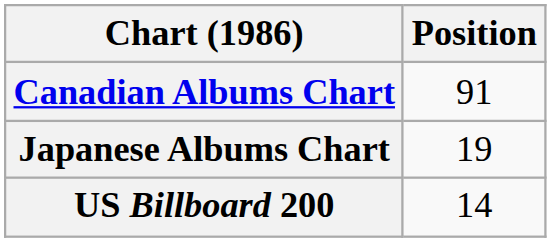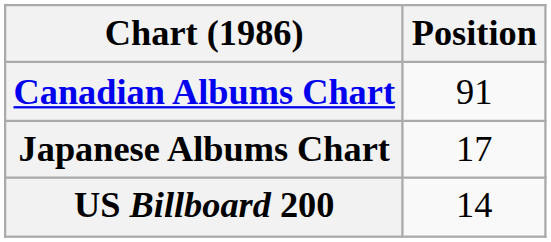(474, 148) 19 -> (474, 148) 17
